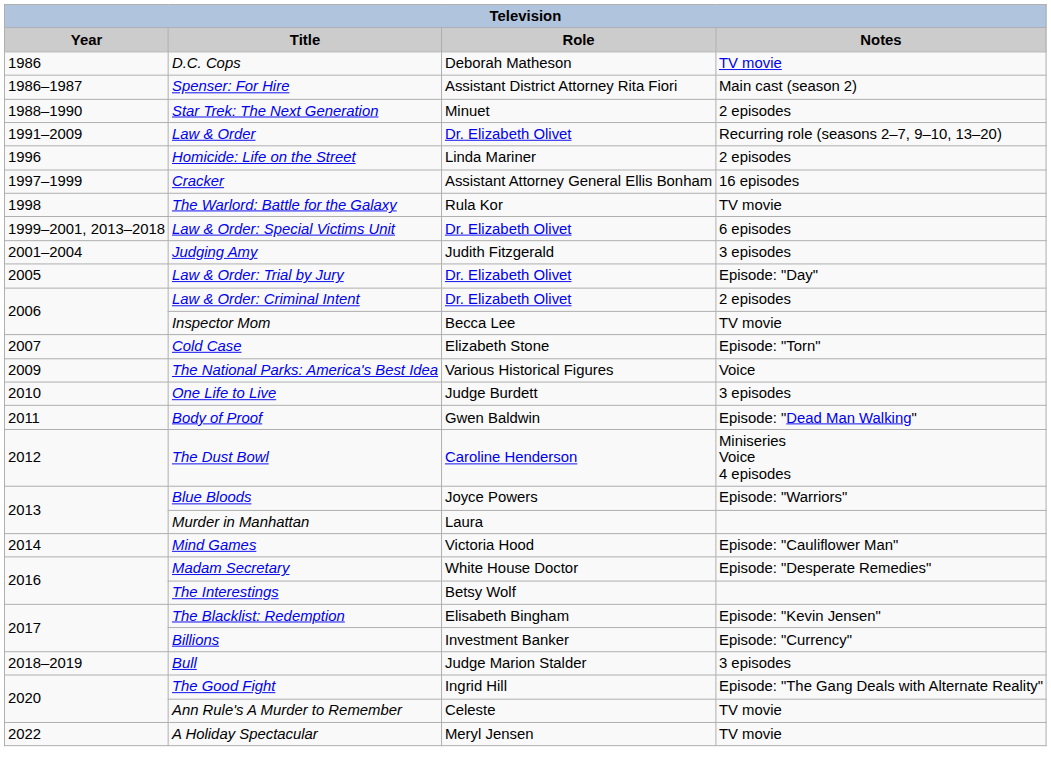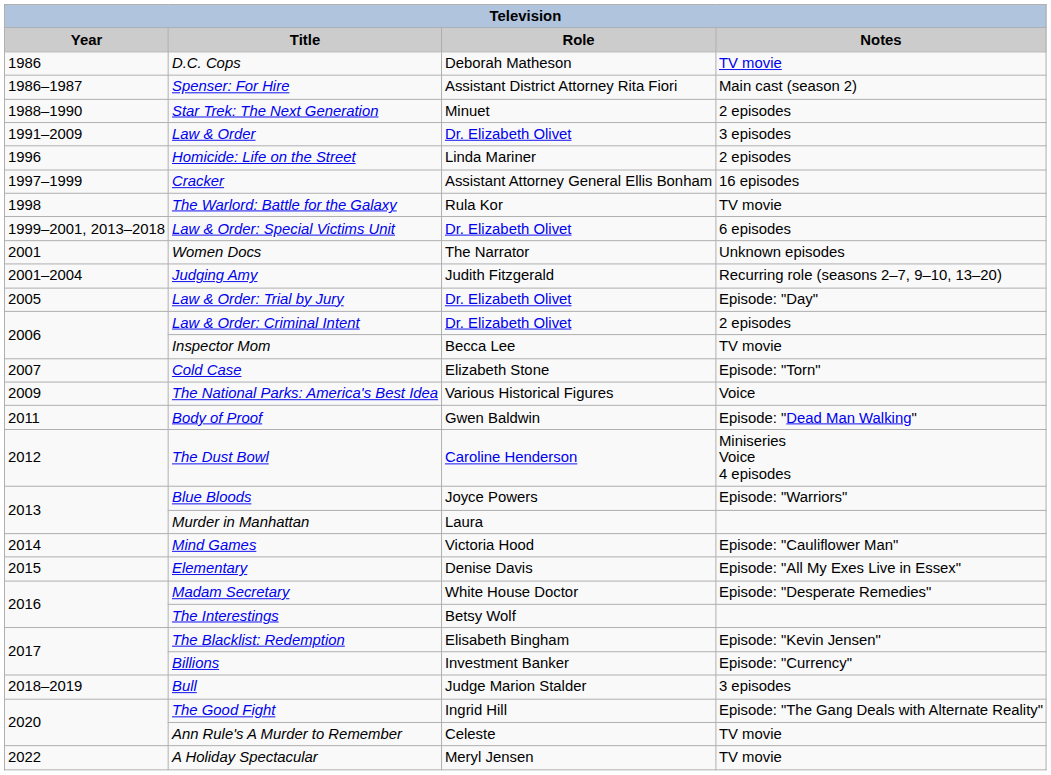(860, 134) Recurring role (seasons 2–7, 9–10, 13–20) -> (755, 134) 3 episodes
+ row: (217, 252)
(755, 252) 3 episodes -> (860, 275) Recurring role (seasons 2–7, 9–10, 13–20)
- row: (224, 393)
+ row: (210, 568)
